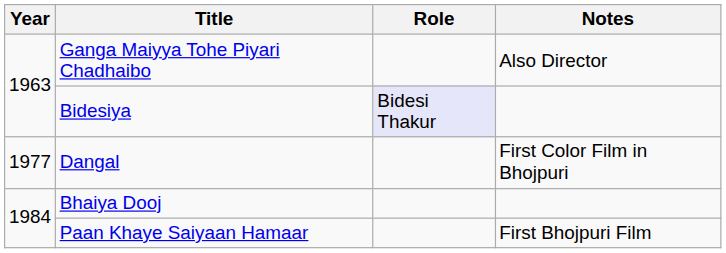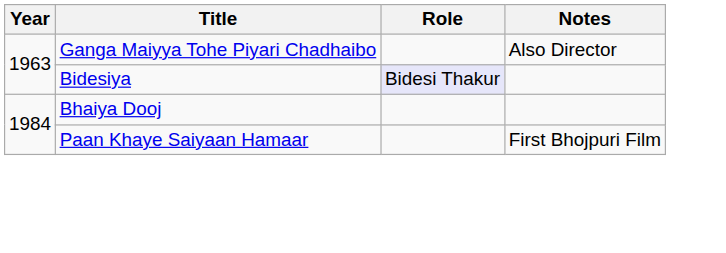- row: (90, 162)
